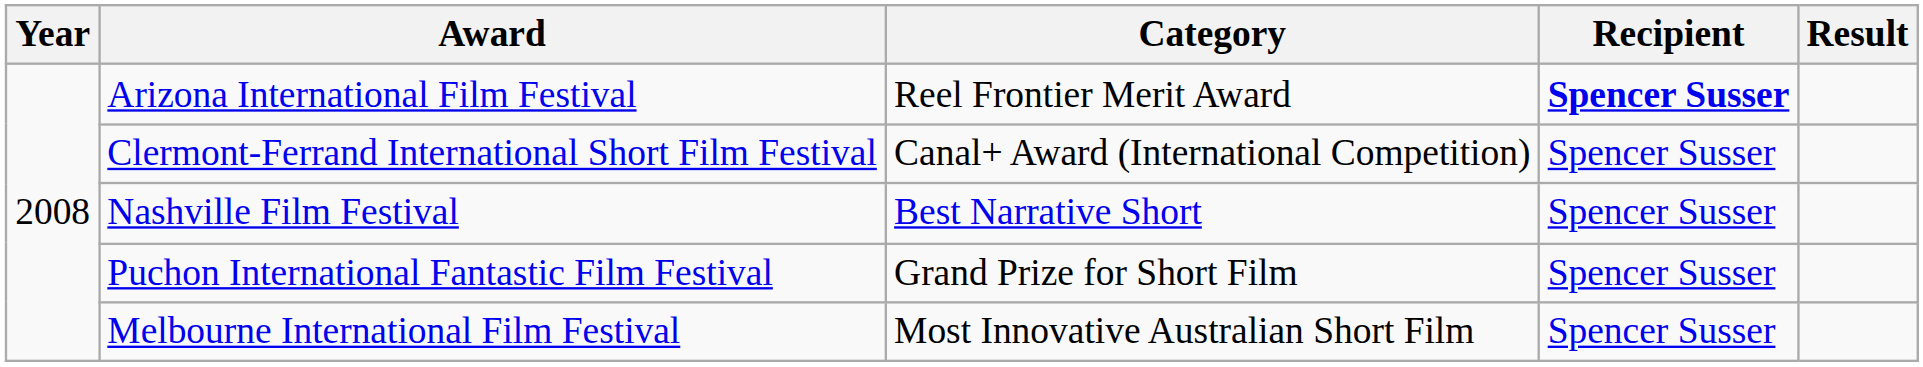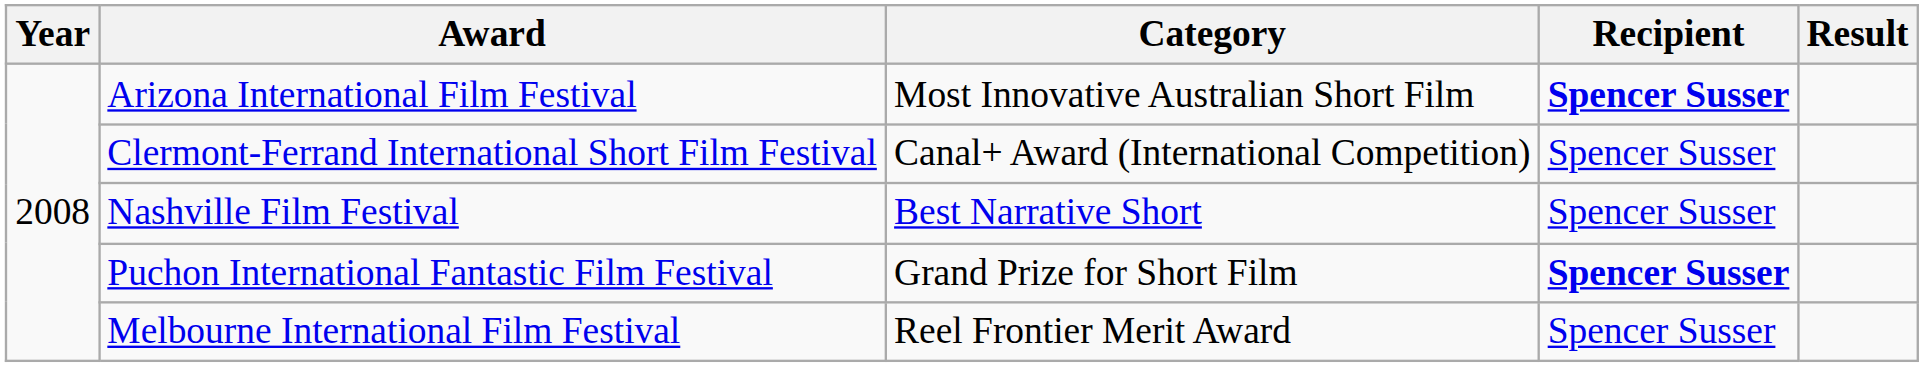(1093, 93) Reel Frontier Merit Award -> (1184, 93) Most Innovative Australian Short Film
(1662, 271) normal -> (1669, 271) bold
(1184, 331) Most Innovative Australian Short Film -> (1093, 331) Reel Frontier Merit Award
